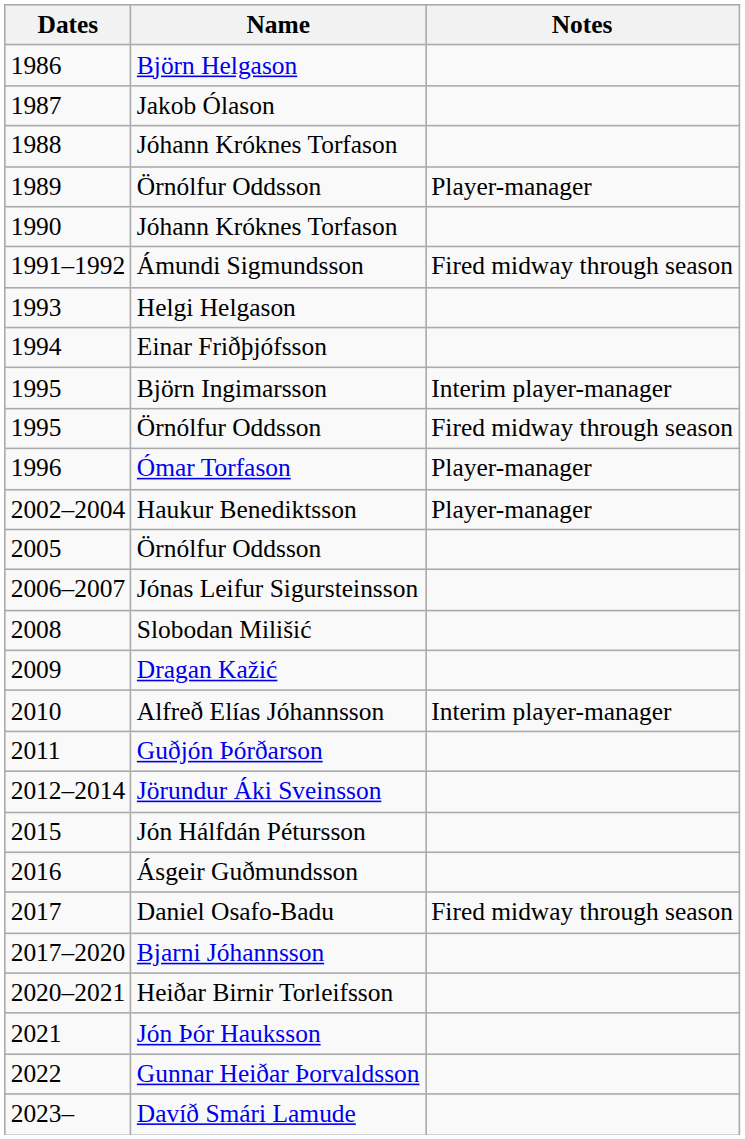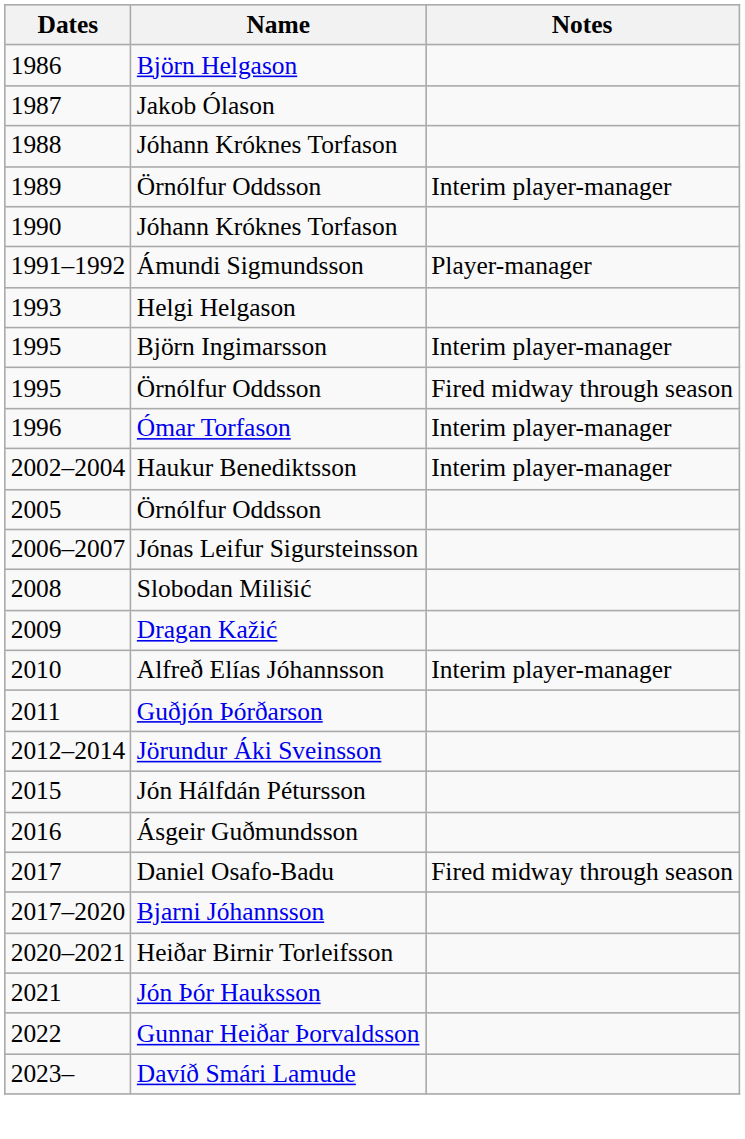(511, 186) Player-manager -> (551, 186) Interim player-manager
(582, 266) Fired midway through season -> (511, 266) Player-manager
- row: (36, 347)
(511, 468) Player-manager -> (551, 428) Interim player-manager
(511, 508) Player-manager -> (551, 468) Interim player-manager
